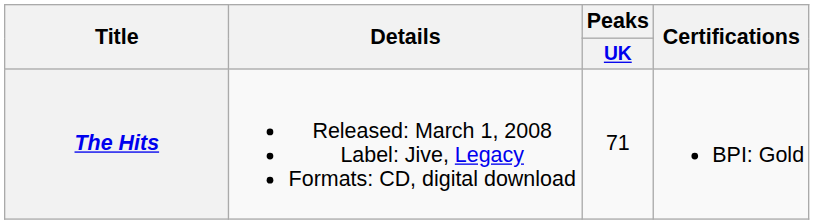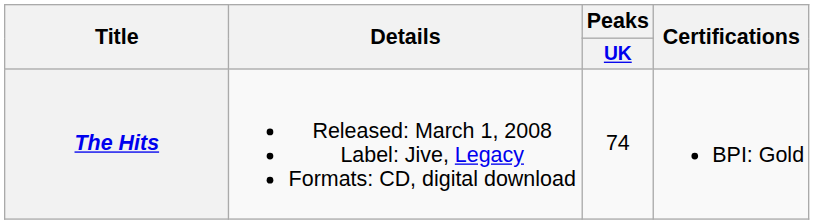(618, 143) 71 -> (618, 143) 74
